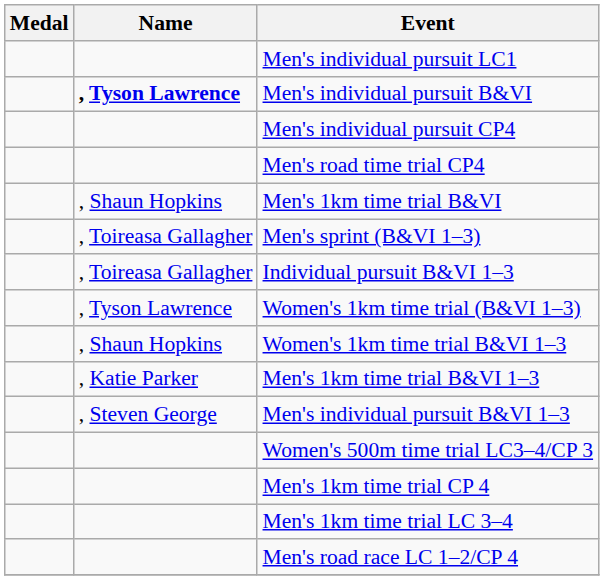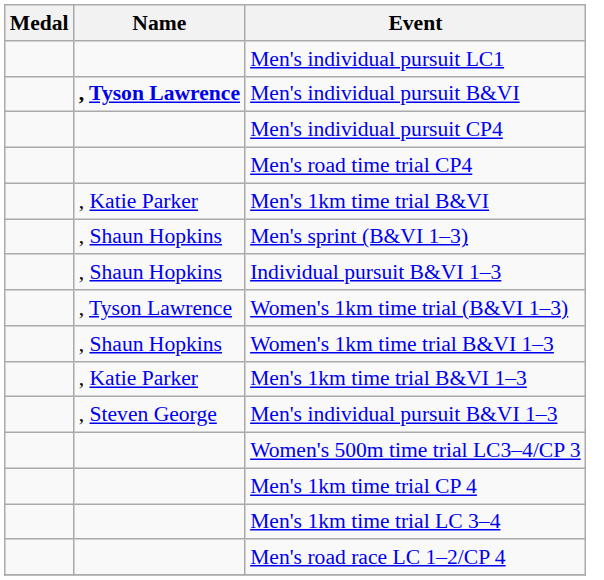(150, 200) , Shaun Hopkins -> (138, 200) , Katie Parker
(166, 236) , Toireasa Gallagher -> (150, 236) , Shaun Hopkins
(166, 272) , Toireasa Gallagher -> (150, 272) , Shaun Hopkins
